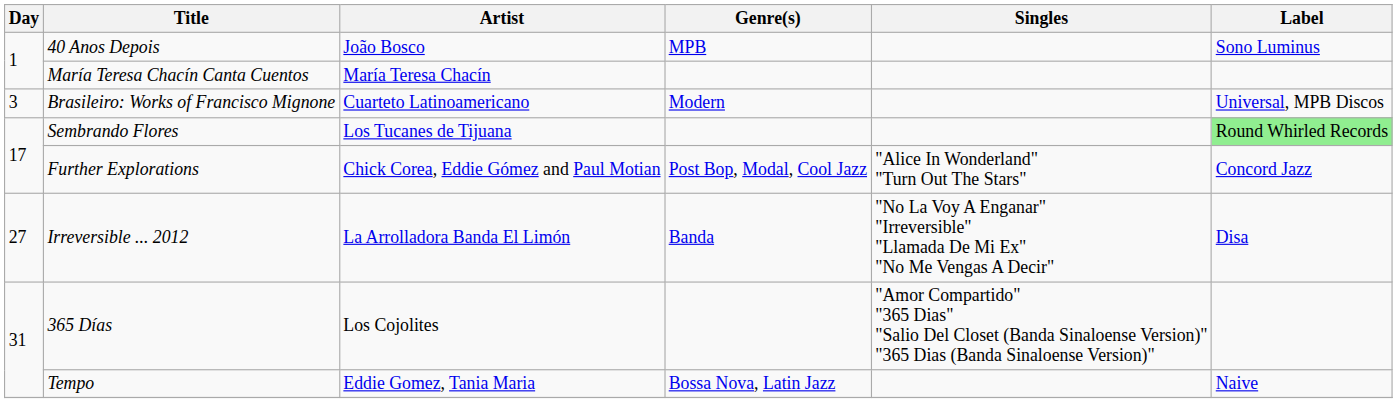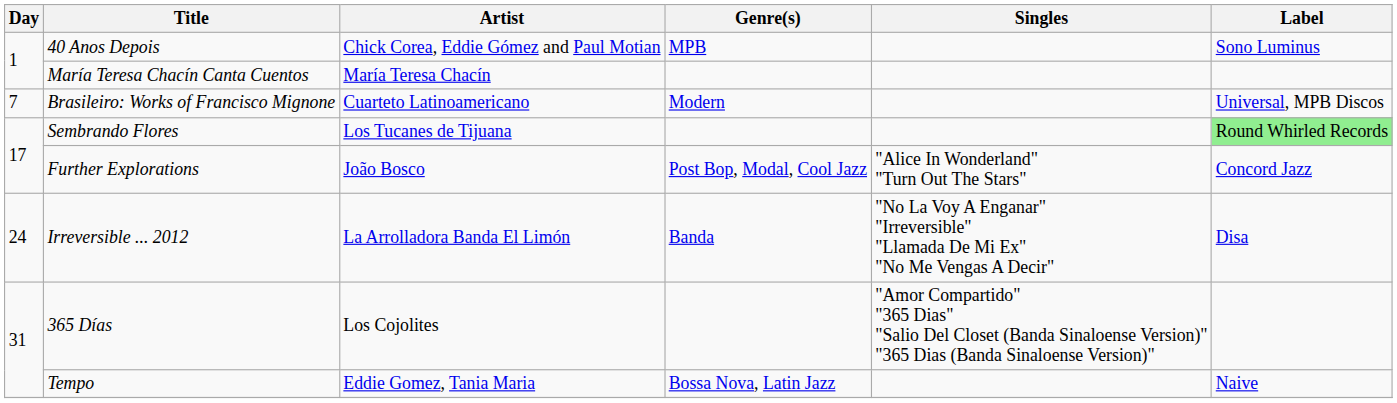(384, 46) João Bosco -> (502, 46) Chick Corea, Eddie Gómez and Paul Motian
(13, 103) 3 -> (13, 103) 7
(502, 169) Chick Corea, Eddie Gómez and Paul Motian -> (384, 169) João Bosco
(18, 237) 27 -> (18, 237) 24
